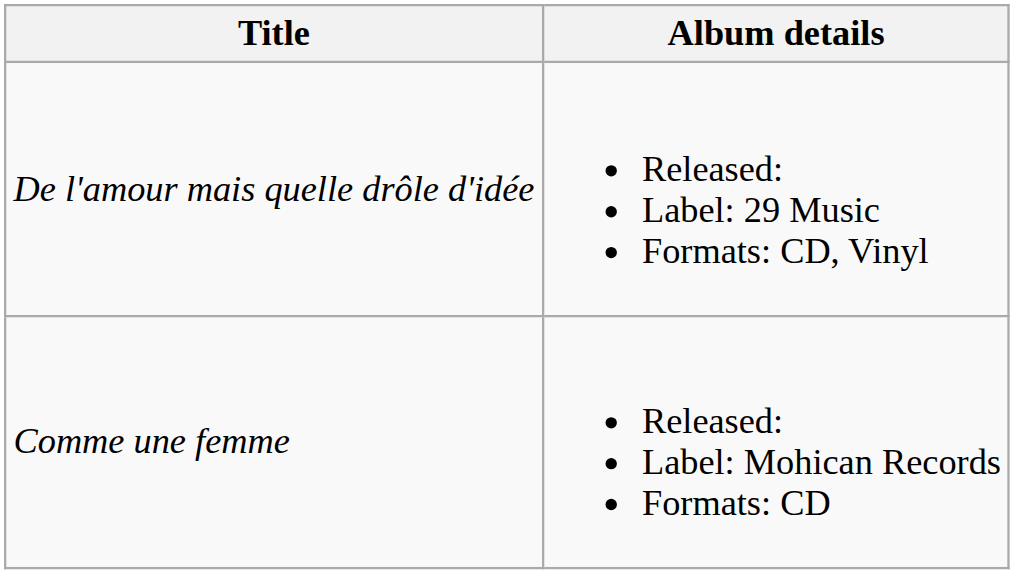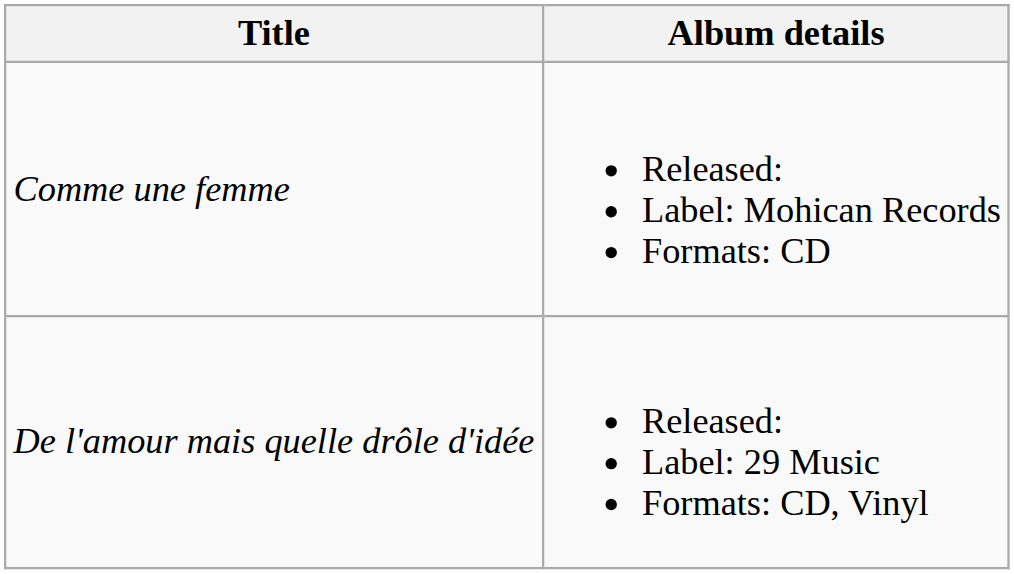rows swapped: (152, 441) <-> (274, 188)
